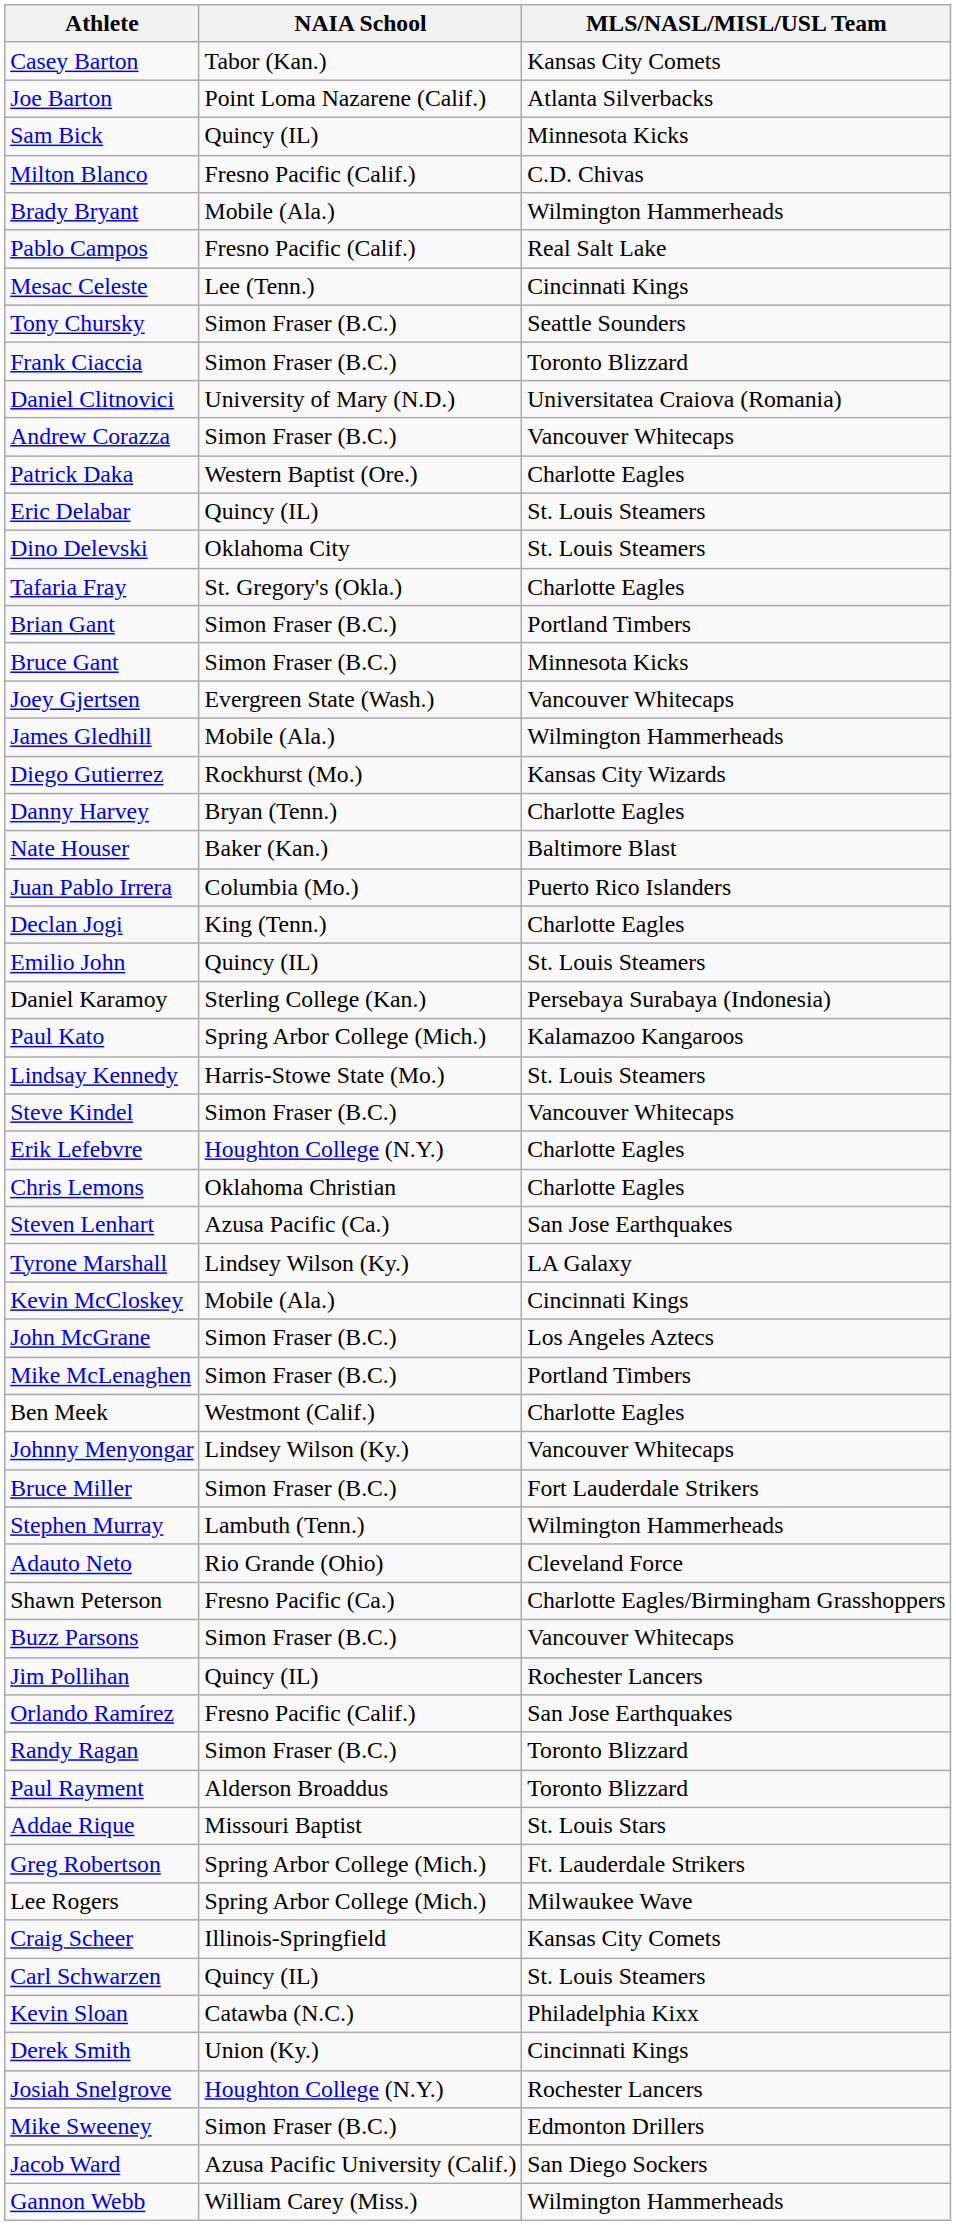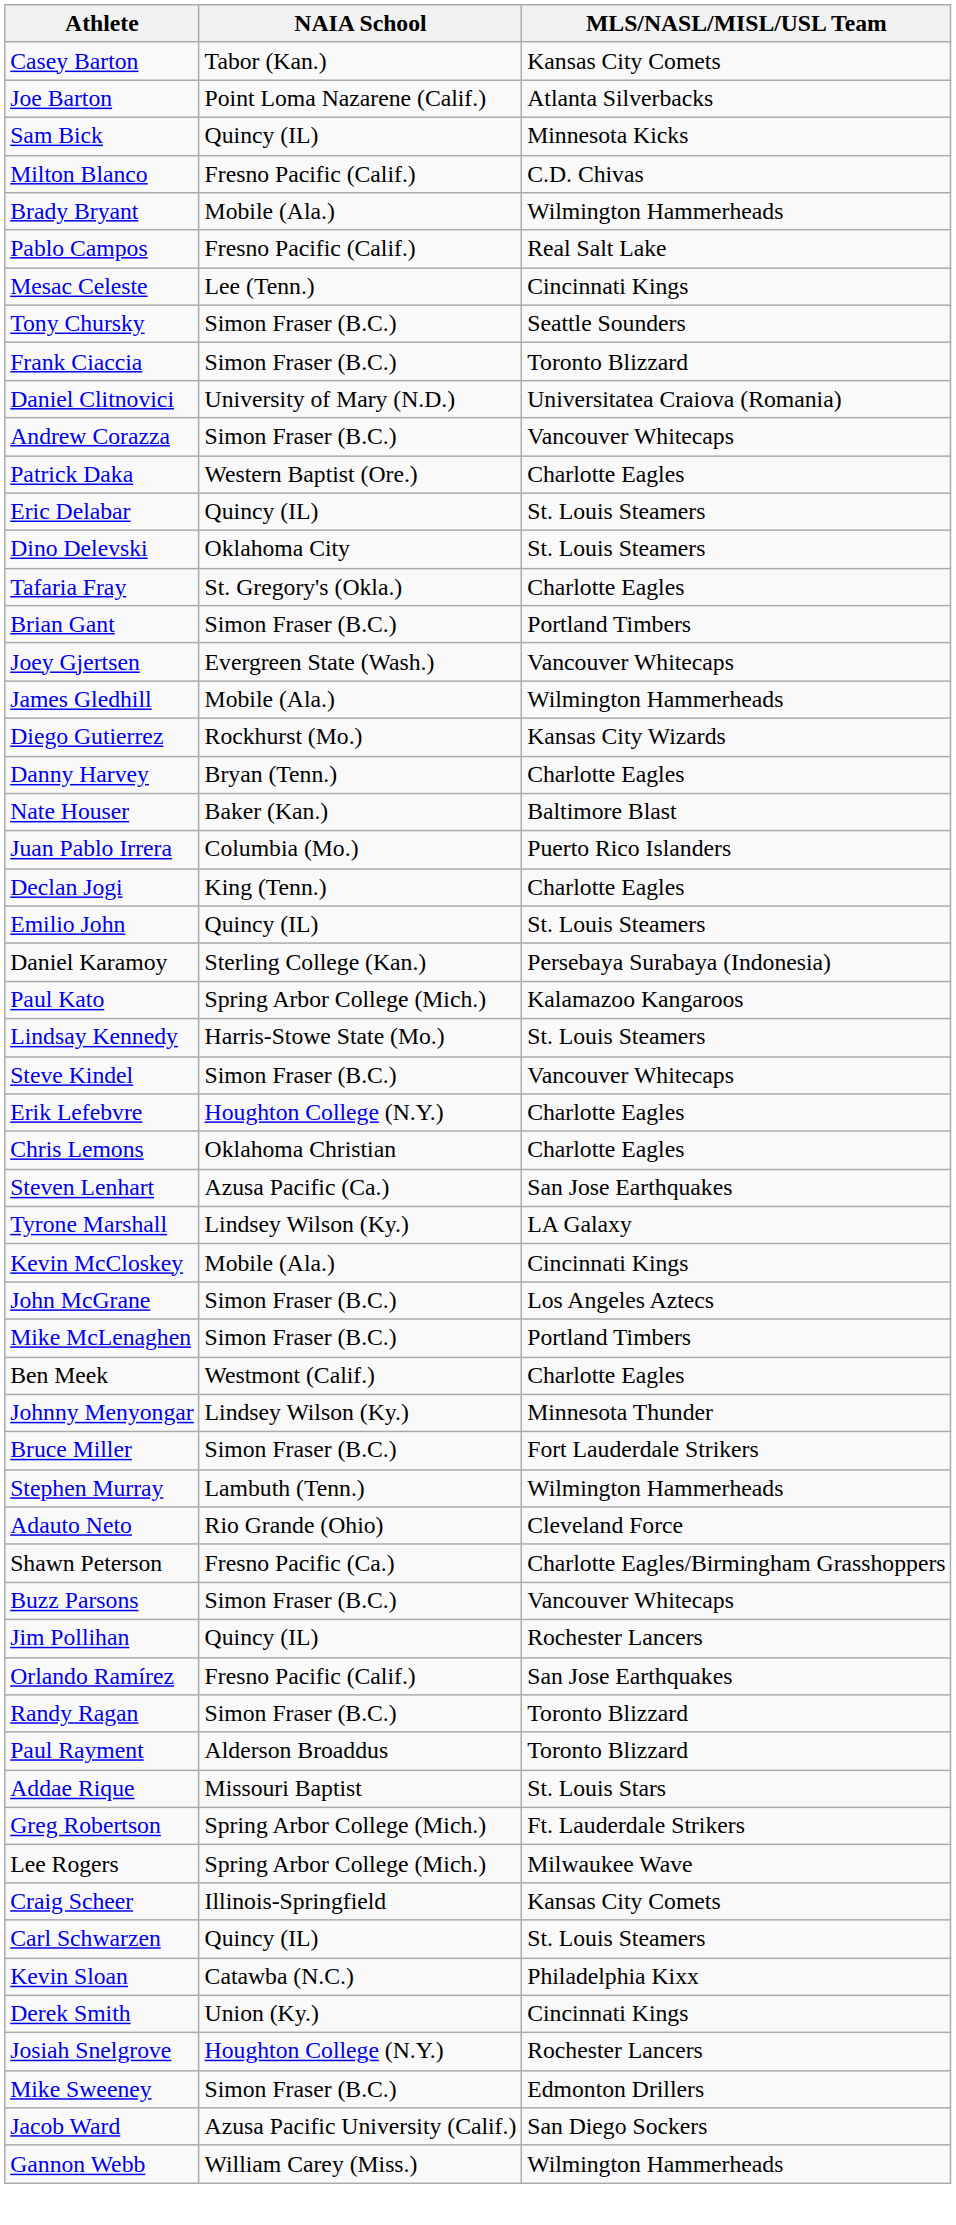- row: (64, 661)
(631, 1450) Vancouver Whitecaps -> (620, 1412) Minnesota Thunder
